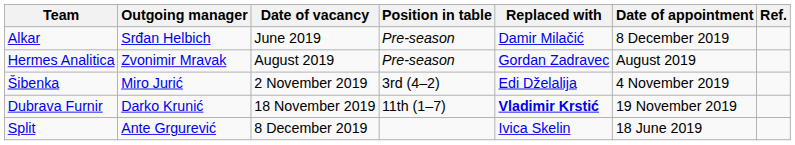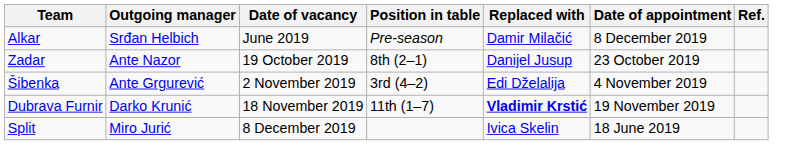- row: (61, 60)
+ row: (26, 60)
(152, 83) Miro Jurić -> (157, 83) Ante Grgurević
(169, 128) Ante Grgurević -> (140, 128) Miro Jurić
